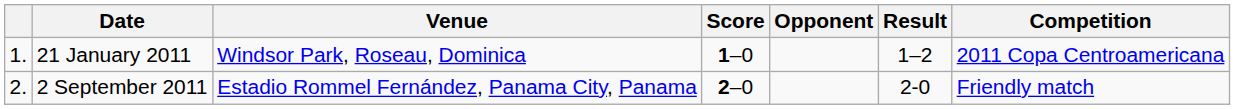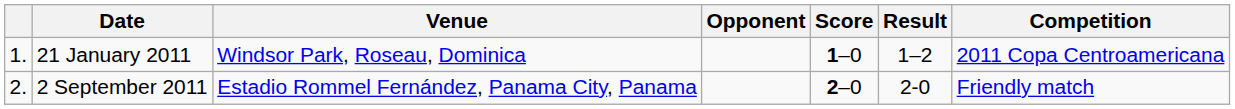columns swapped: (824, 21) <-> (736, 21)
